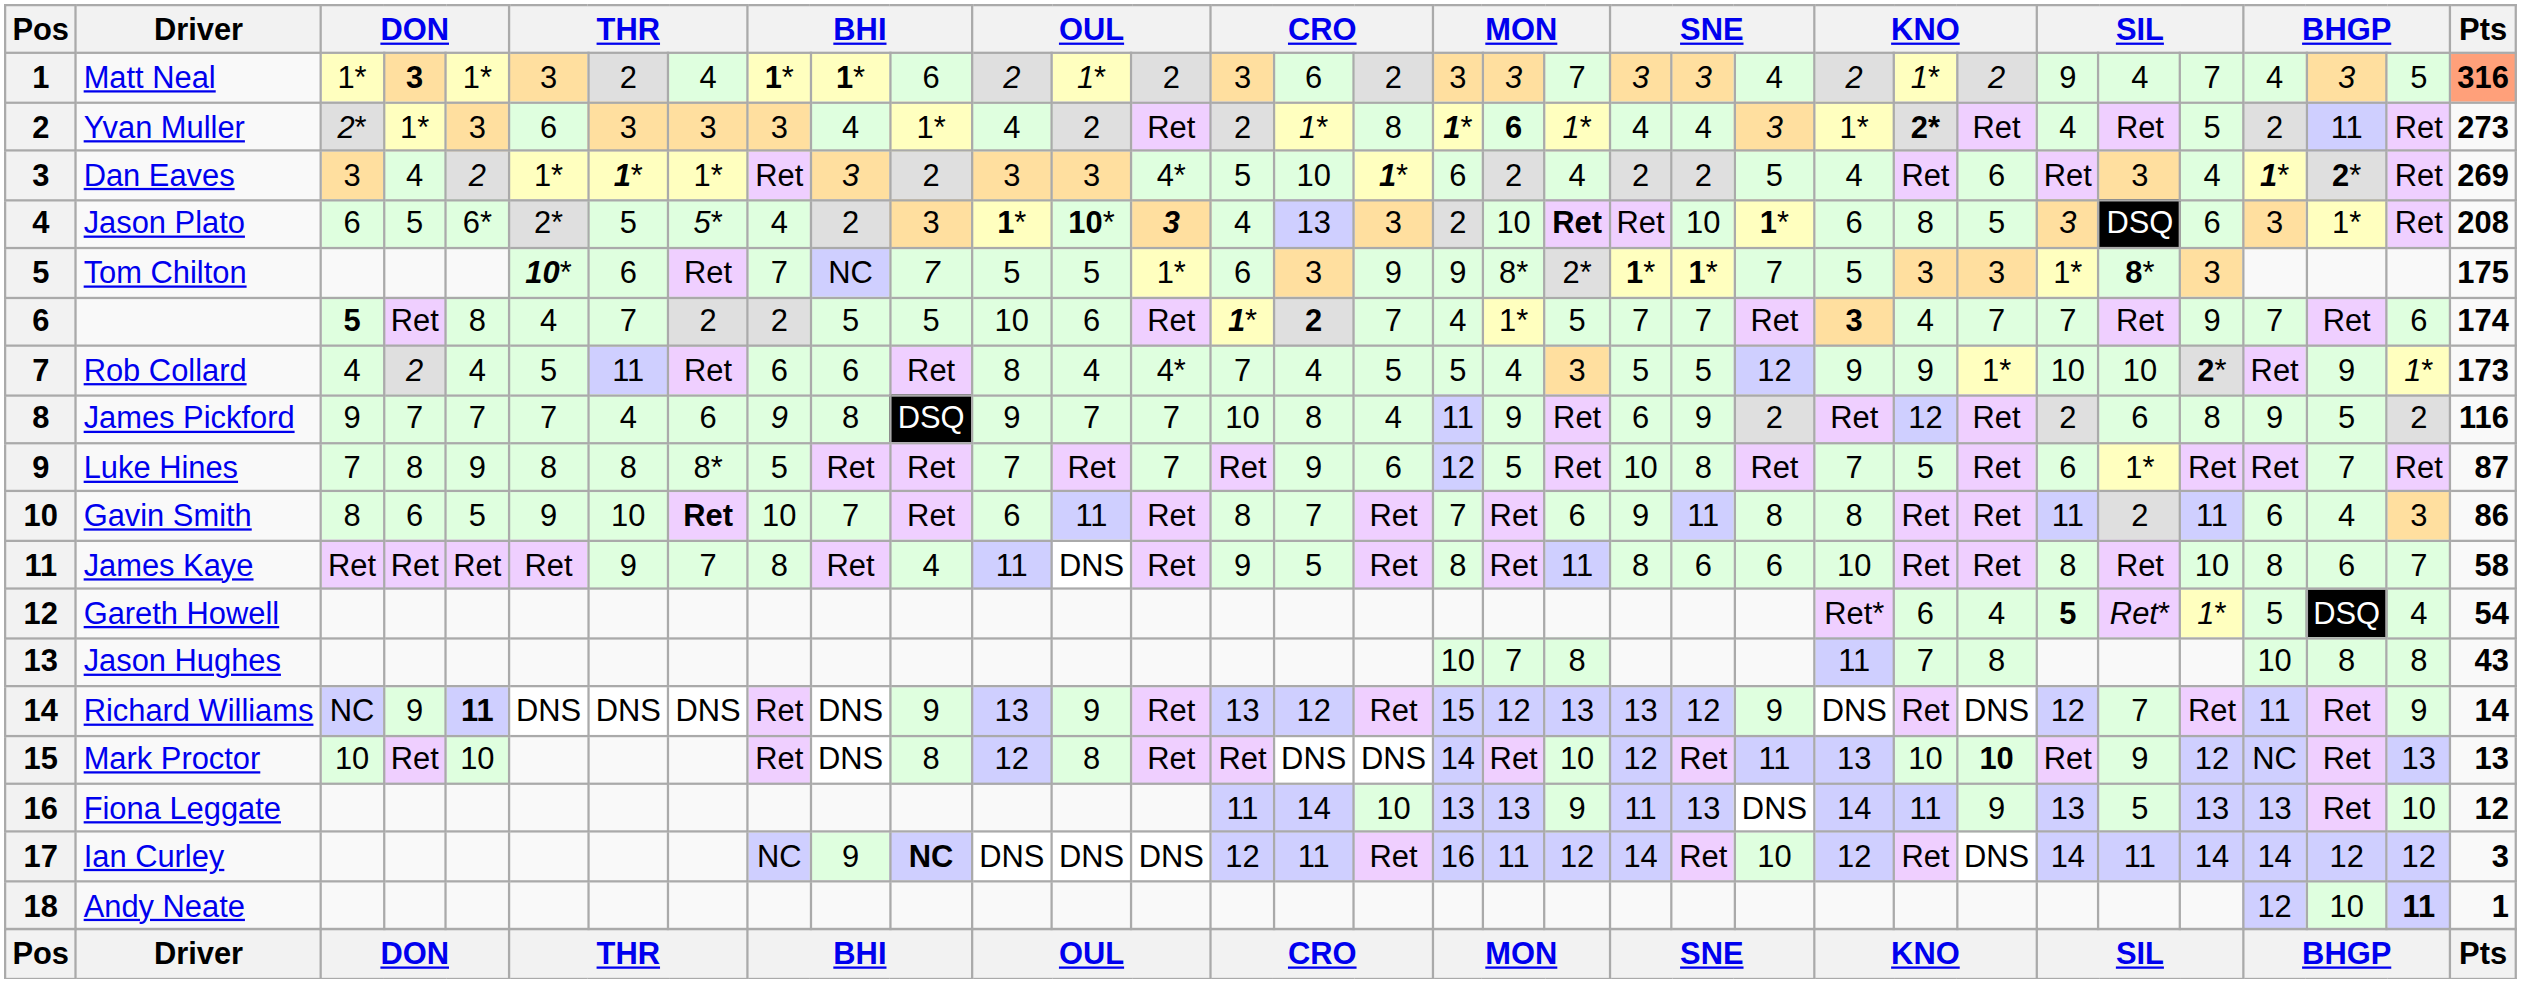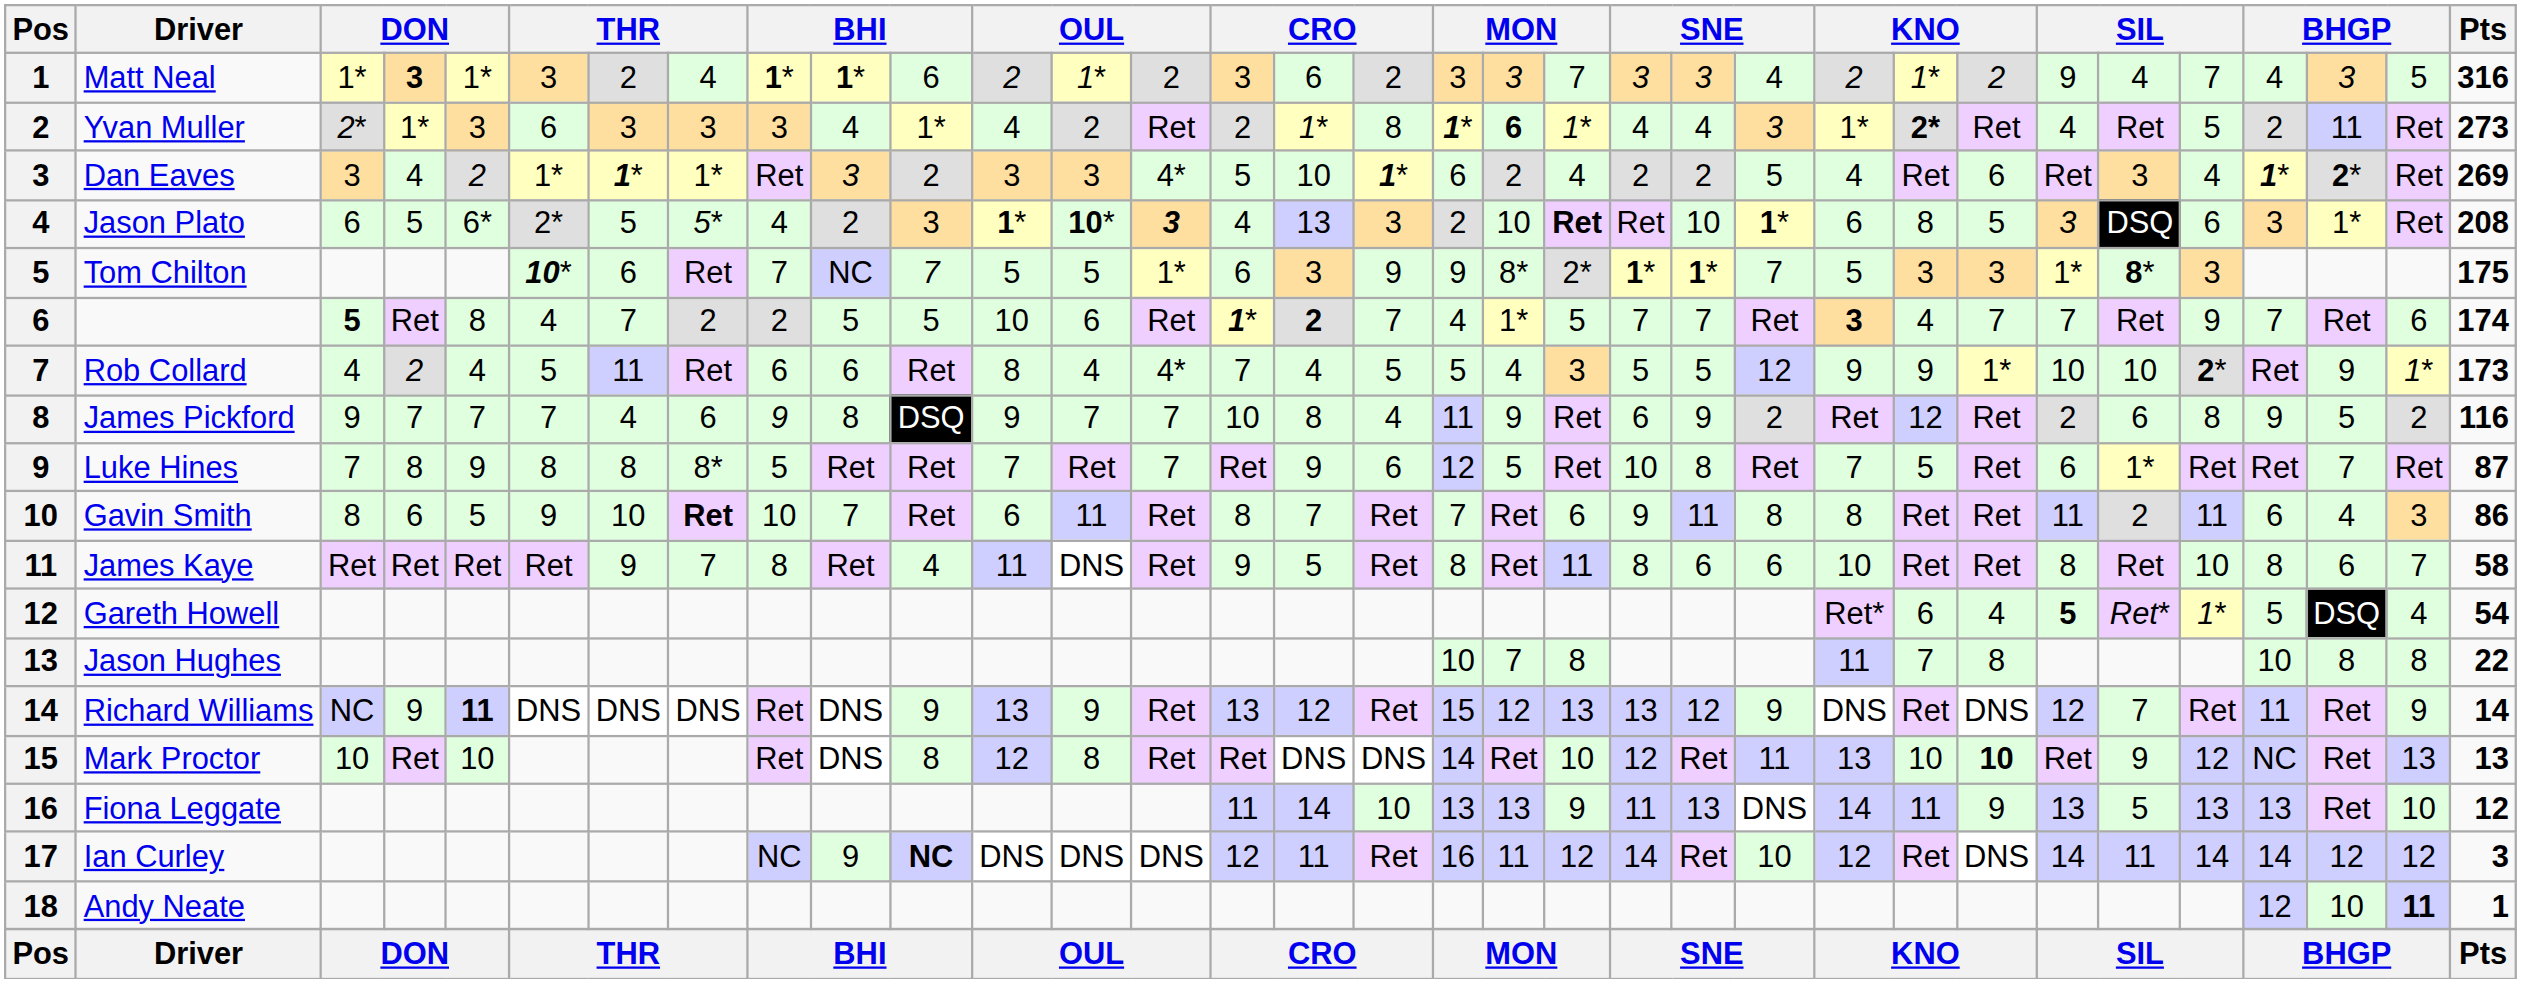(2483, 78) lightsalmon background -> (2483, 78) no background
(2492, 662) 43 -> (2492, 662) 22
